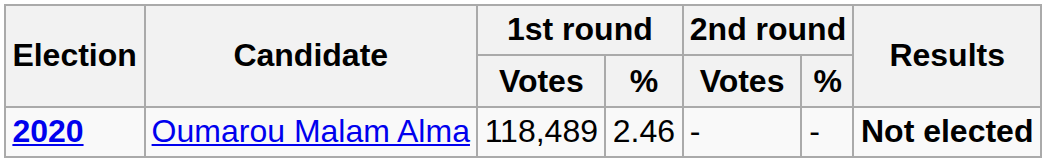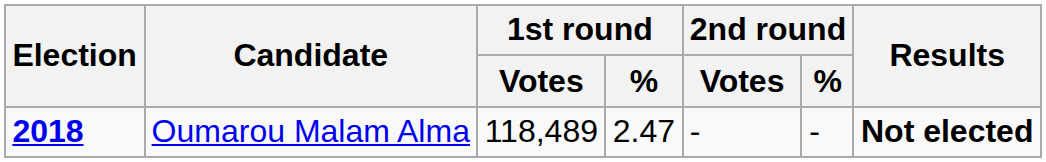(48, 131) 2020 -> (48, 131) 2018
(644, 131) 2.46 -> (644, 131) 2.47
